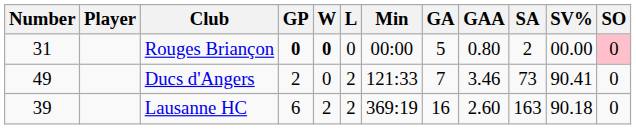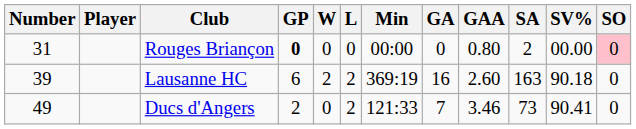(327, 49) bold -> (327, 49) normal
(441, 49) 5 -> (441, 49) 0
rows swapped: (196, 108) <-> (200, 78)
